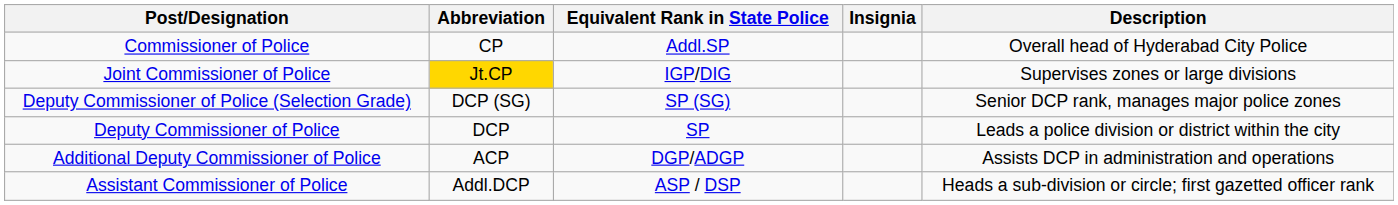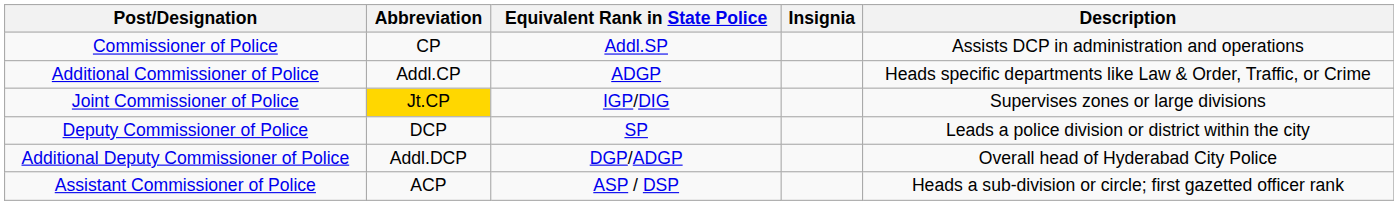(1158, 46) Overall head of Hyderabad City Police -> (1128, 46) Assists DCP in administration and operations
+ row: (185, 74)
- row: (217, 102)
(491, 158) ACP -> (428, 158) Addl.DCP
(1158, 158) Assists DCP in administration and operations -> (1128, 158) Overall head of Hyderabad City Police
(491, 185) Addl.DCP -> (428, 185) ACP
